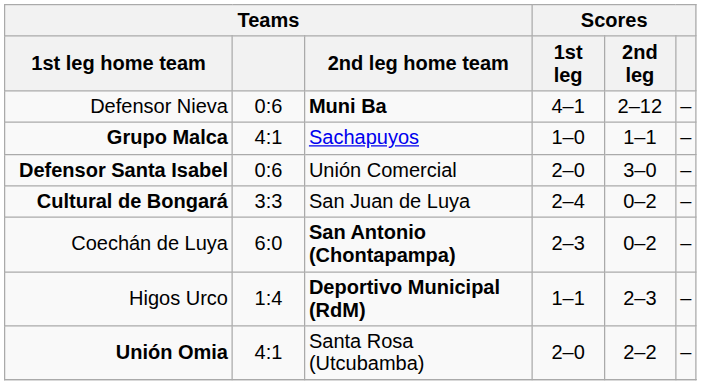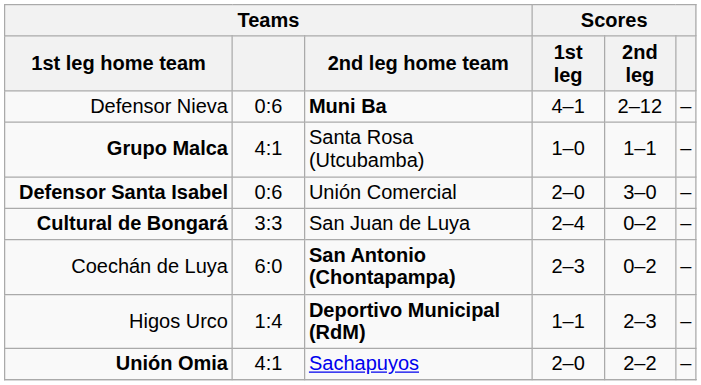(364, 138) Sachapuyos -> (367, 149) Santa Rosa (Utcubamba)
(367, 352) Santa Rosa (Utcubamba) -> (364, 364) Sachapuyos
